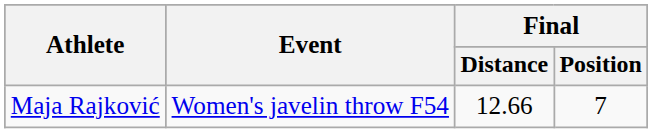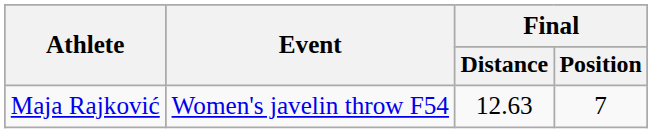(504, 106) 12.66 -> (504, 106) 12.63
